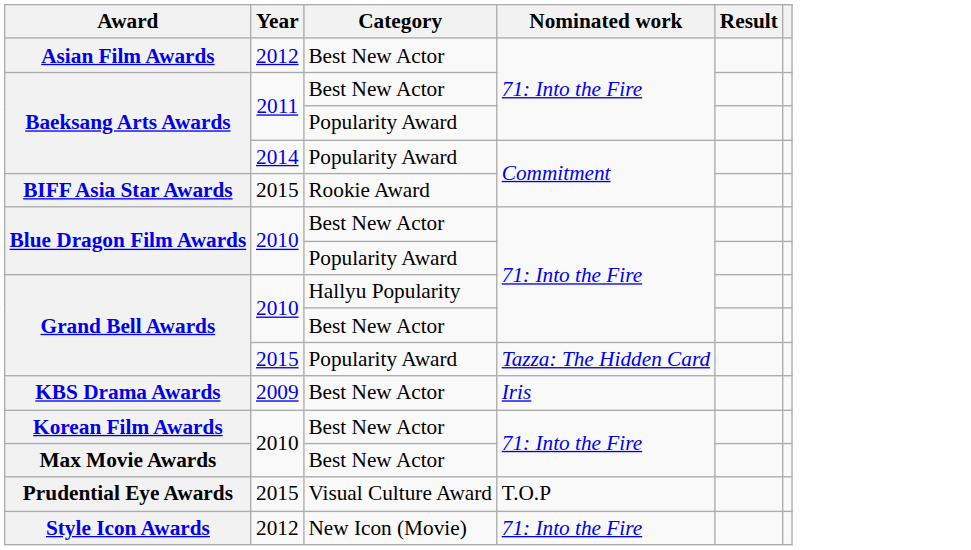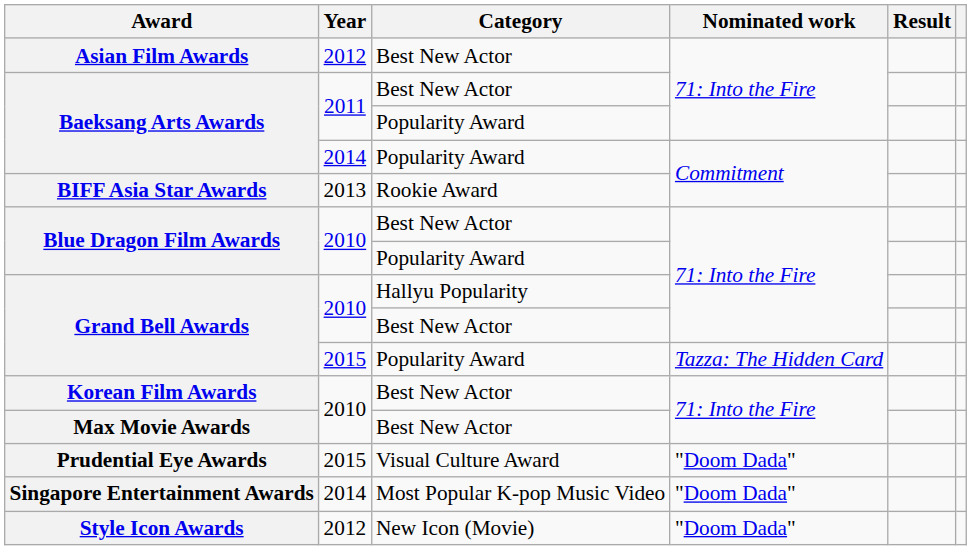(277, 190) 2015 -> (345, 190) 2013
- row: (128, 392)
(526, 493) T.O.P -> (735, 460) "Doom Dada"
+ row: (162, 493)
(572, 527) 71: Into the Fire -> (735, 527) "Doom Dada"
